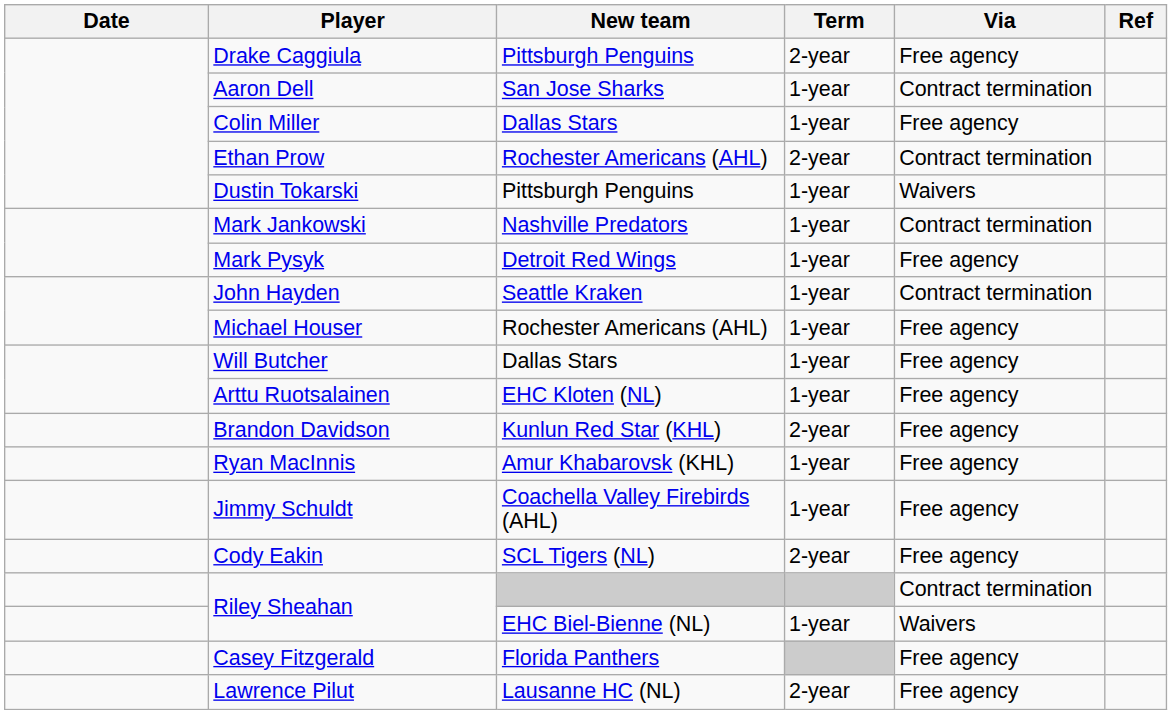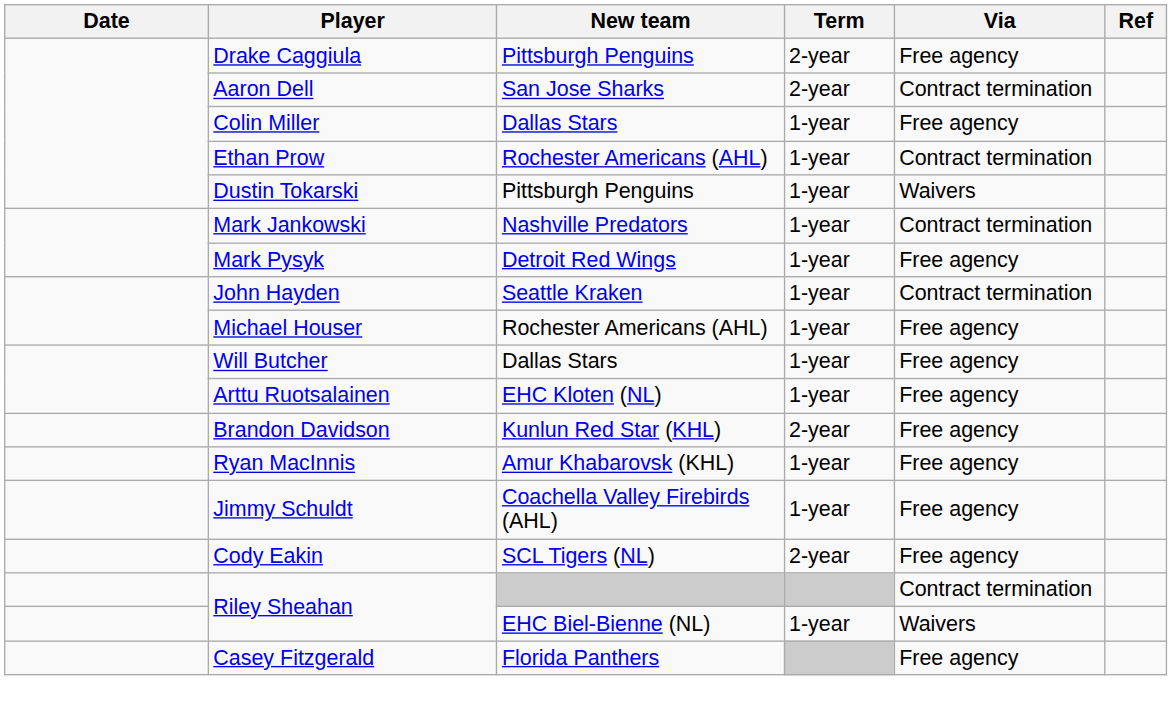(819, 89) 1-year -> (819, 89) 2-year
(819, 157) 2-year -> (819, 157) 1-year
- row: (284, 691)
